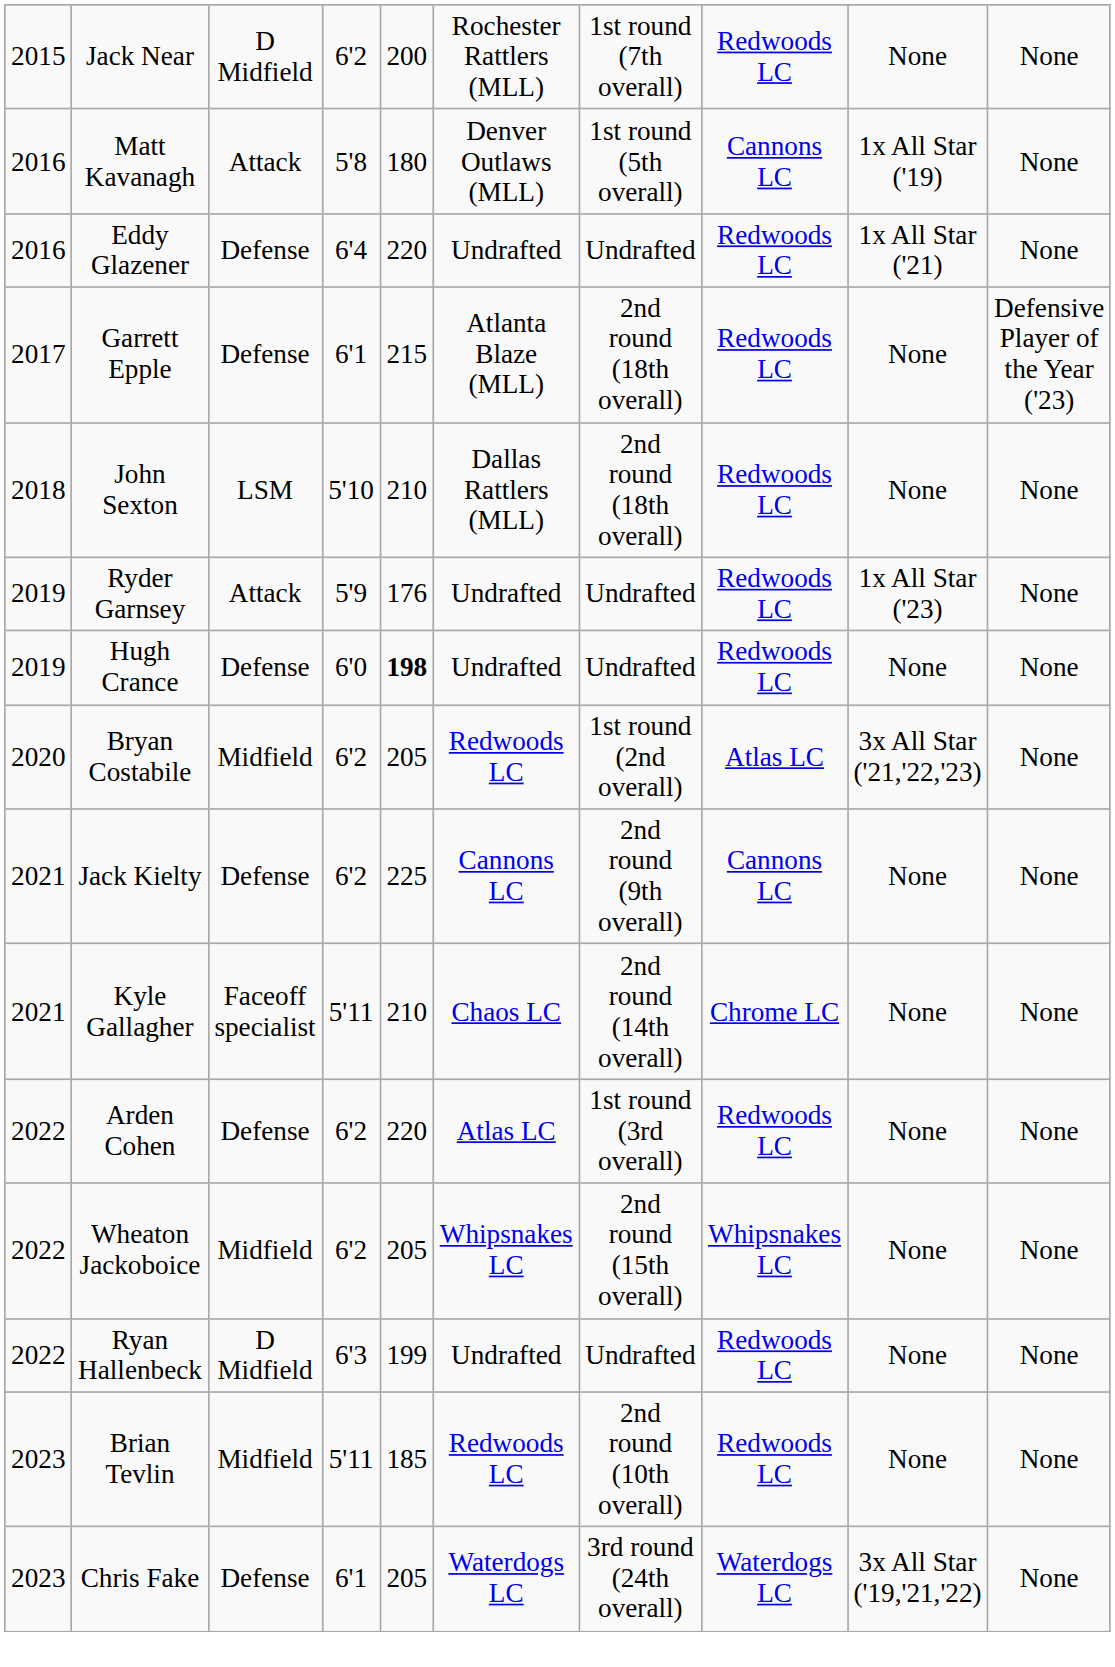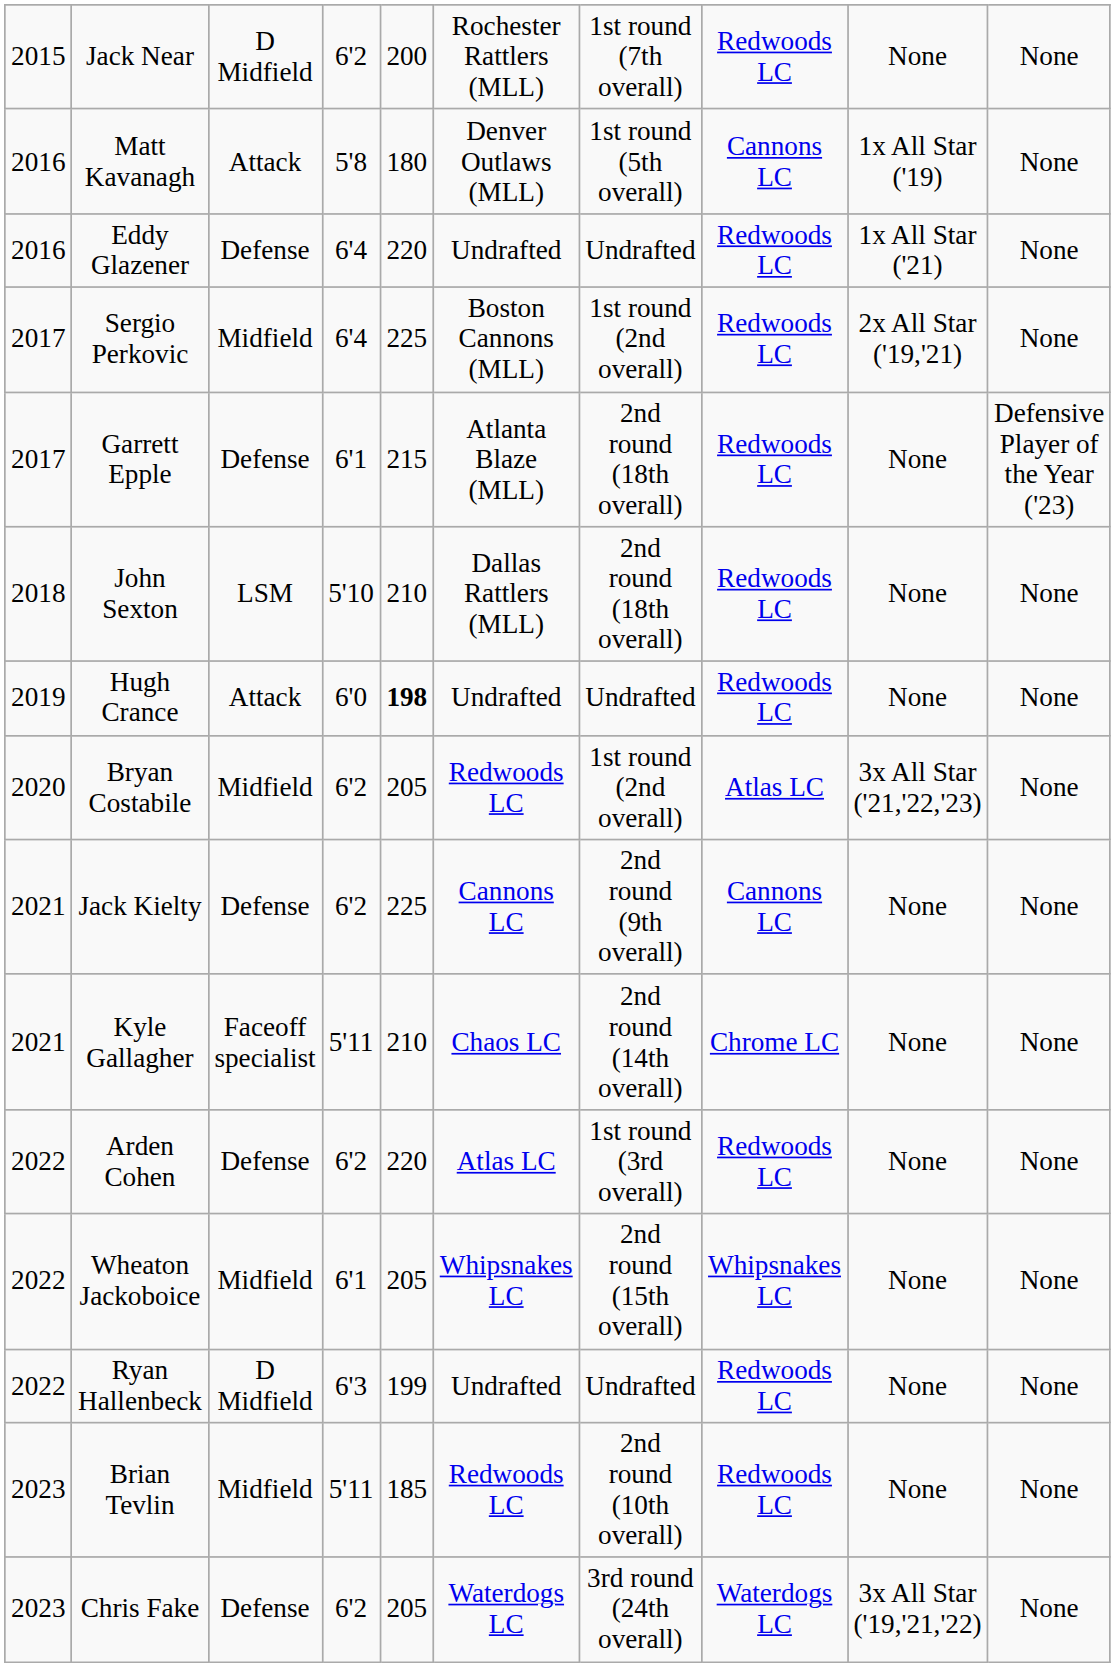+ row: (140, 339)
- row: (140, 593)
(265, 667) Defense -> (265, 697) Attack
(351, 1250) 6'2 -> (351, 1280) 6'1
(351, 1578) 6'1 -> (351, 1609) 6'2
